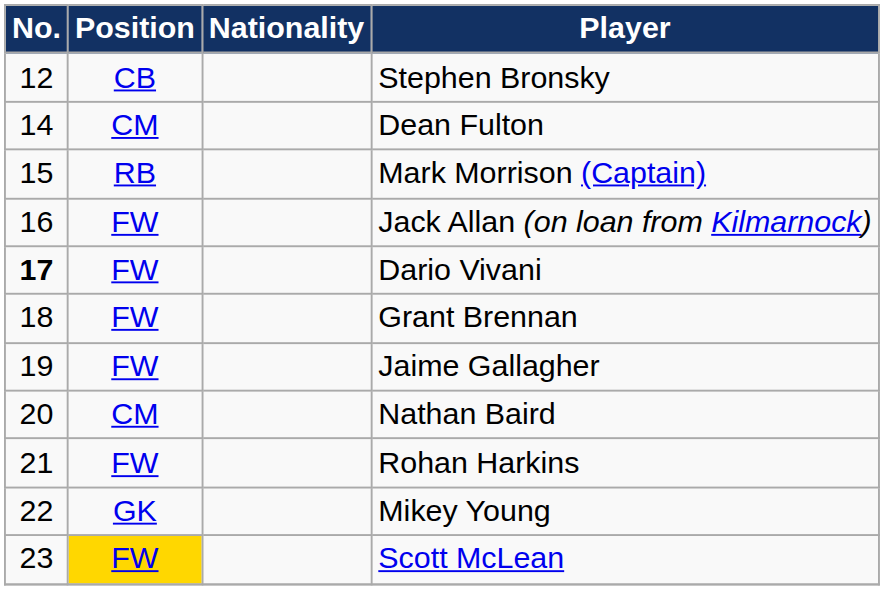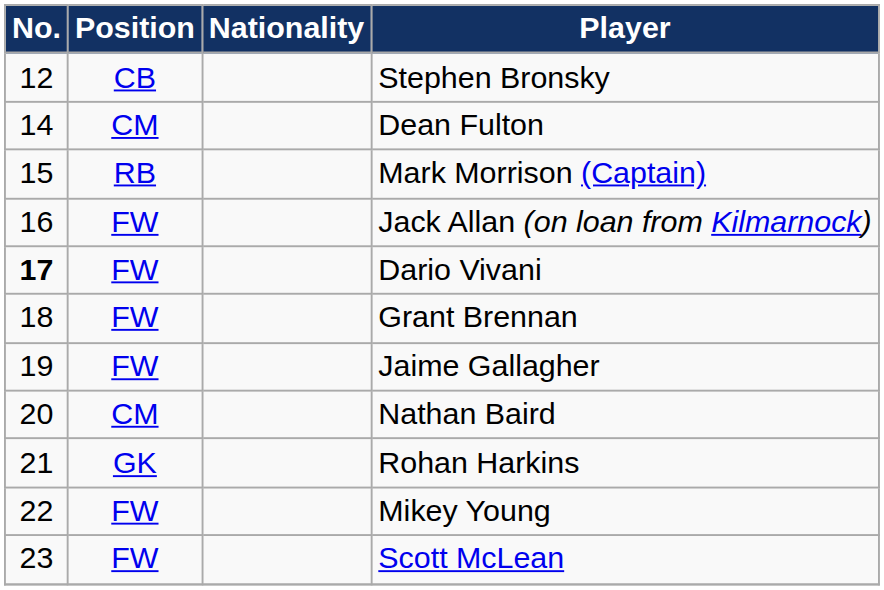(135, 462) FW -> (135, 462) GK
(135, 510) GK -> (135, 510) FW
(135, 558) gold background -> (135, 558) no background
